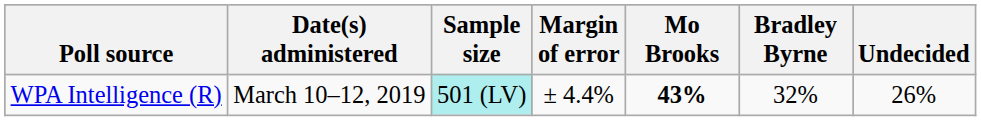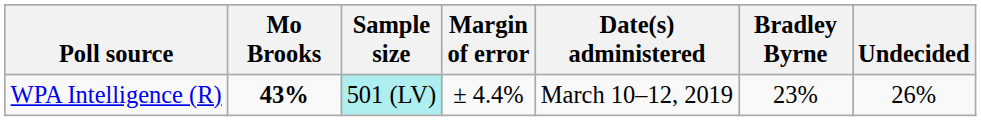columns swapped: (329, 39) <-> (682, 39)
(796, 94) 32% -> (796, 94) 23%
